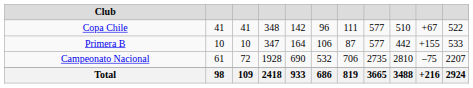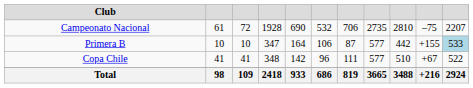rows swapped: (105, 59) <-> (105, 28)
(456, 43) no background -> (456, 43) lightblue background
